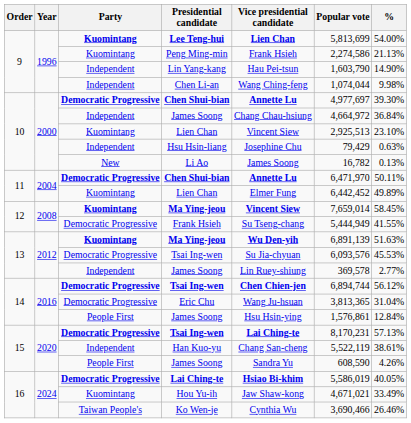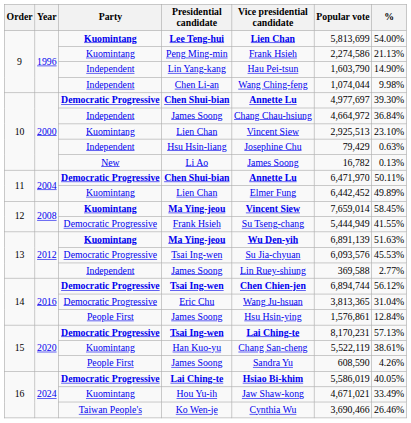(354, 270) 369,578 -> (354, 270) 369,588
(110, 348) Independent -> (110, 348) Kuomintang
